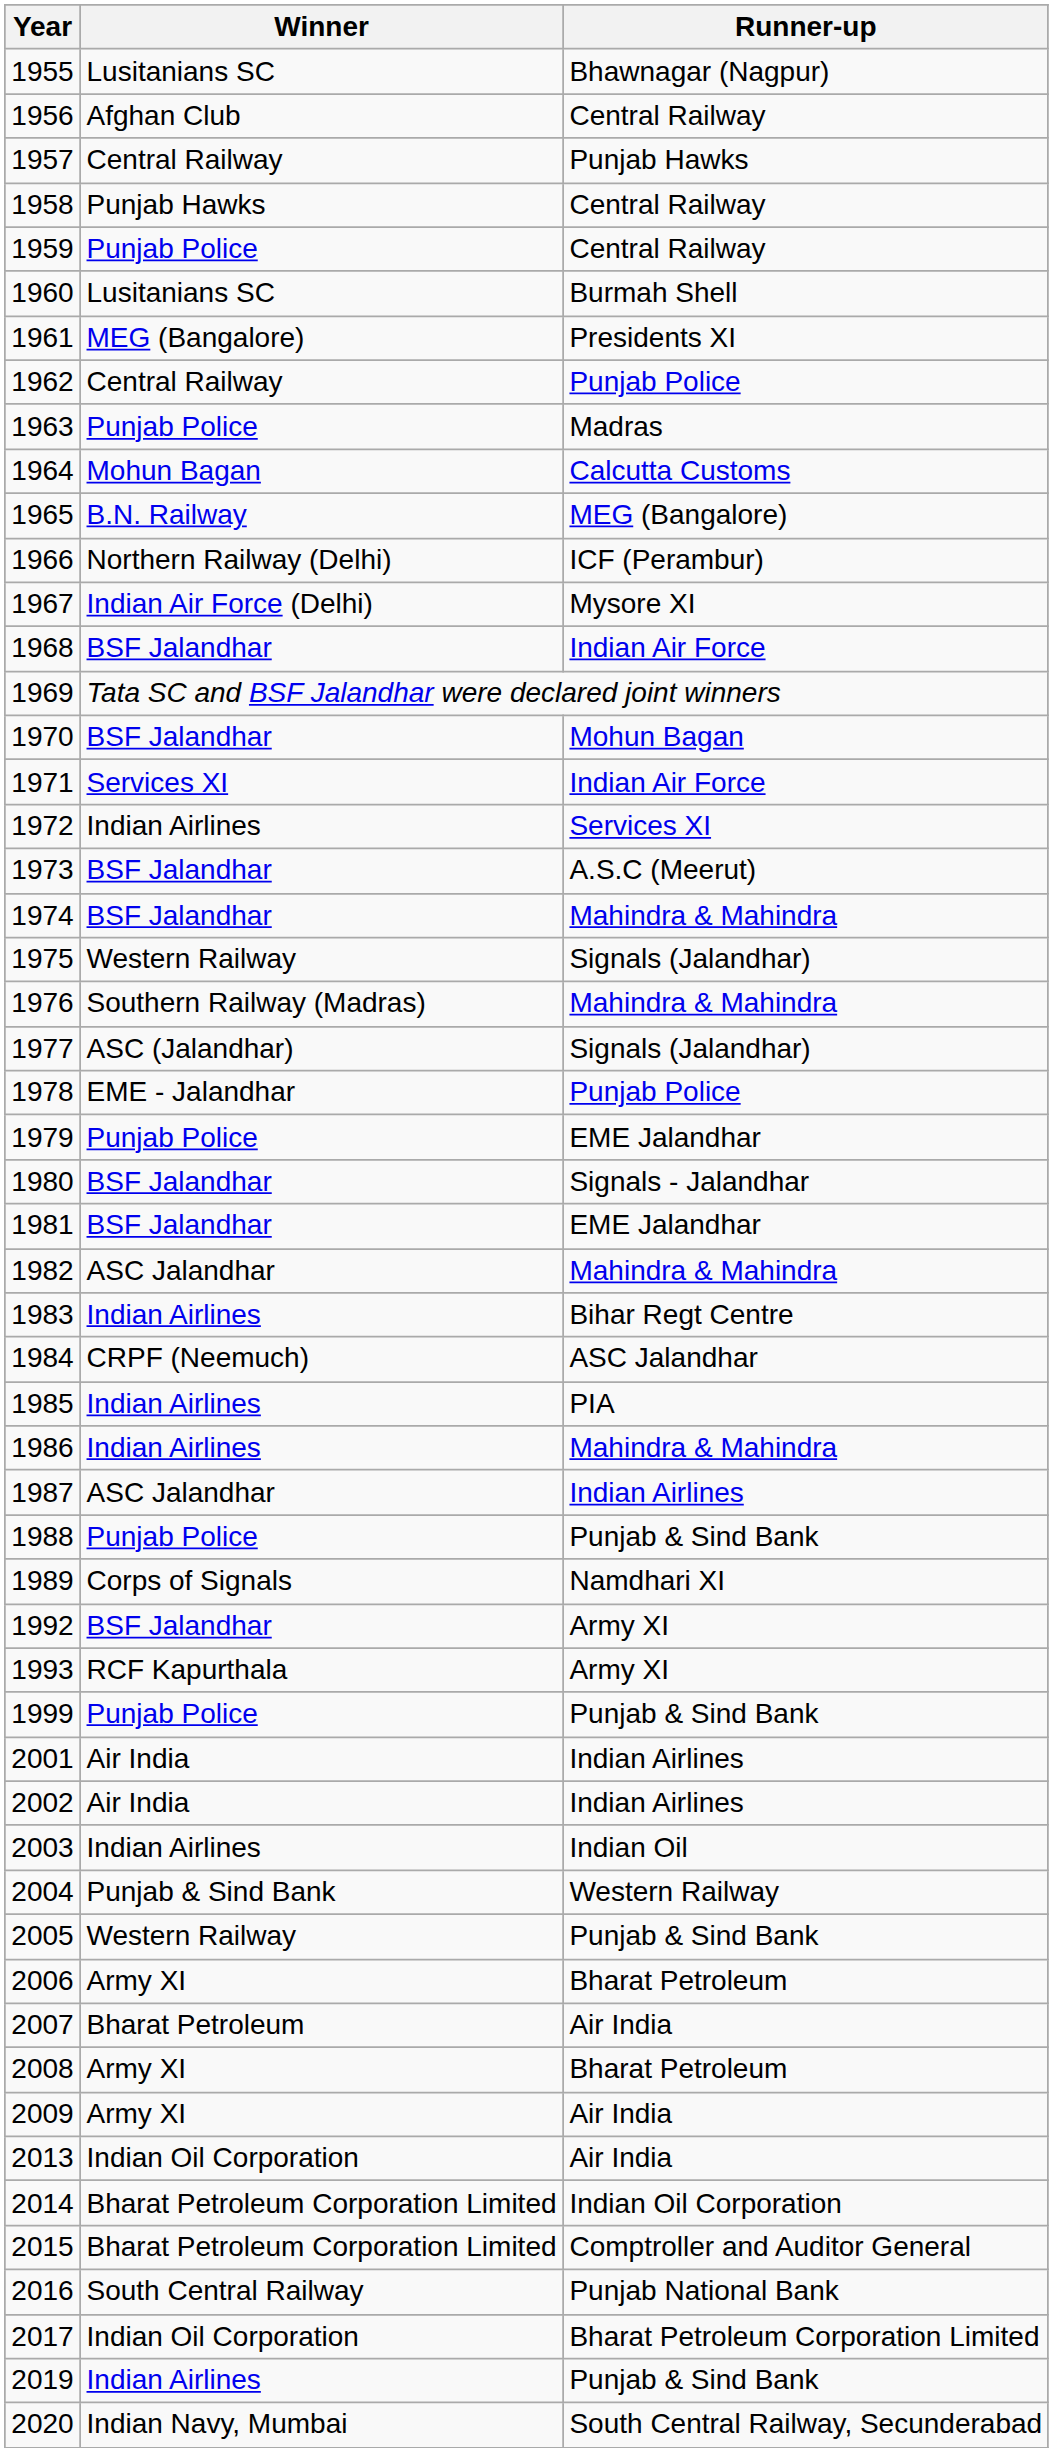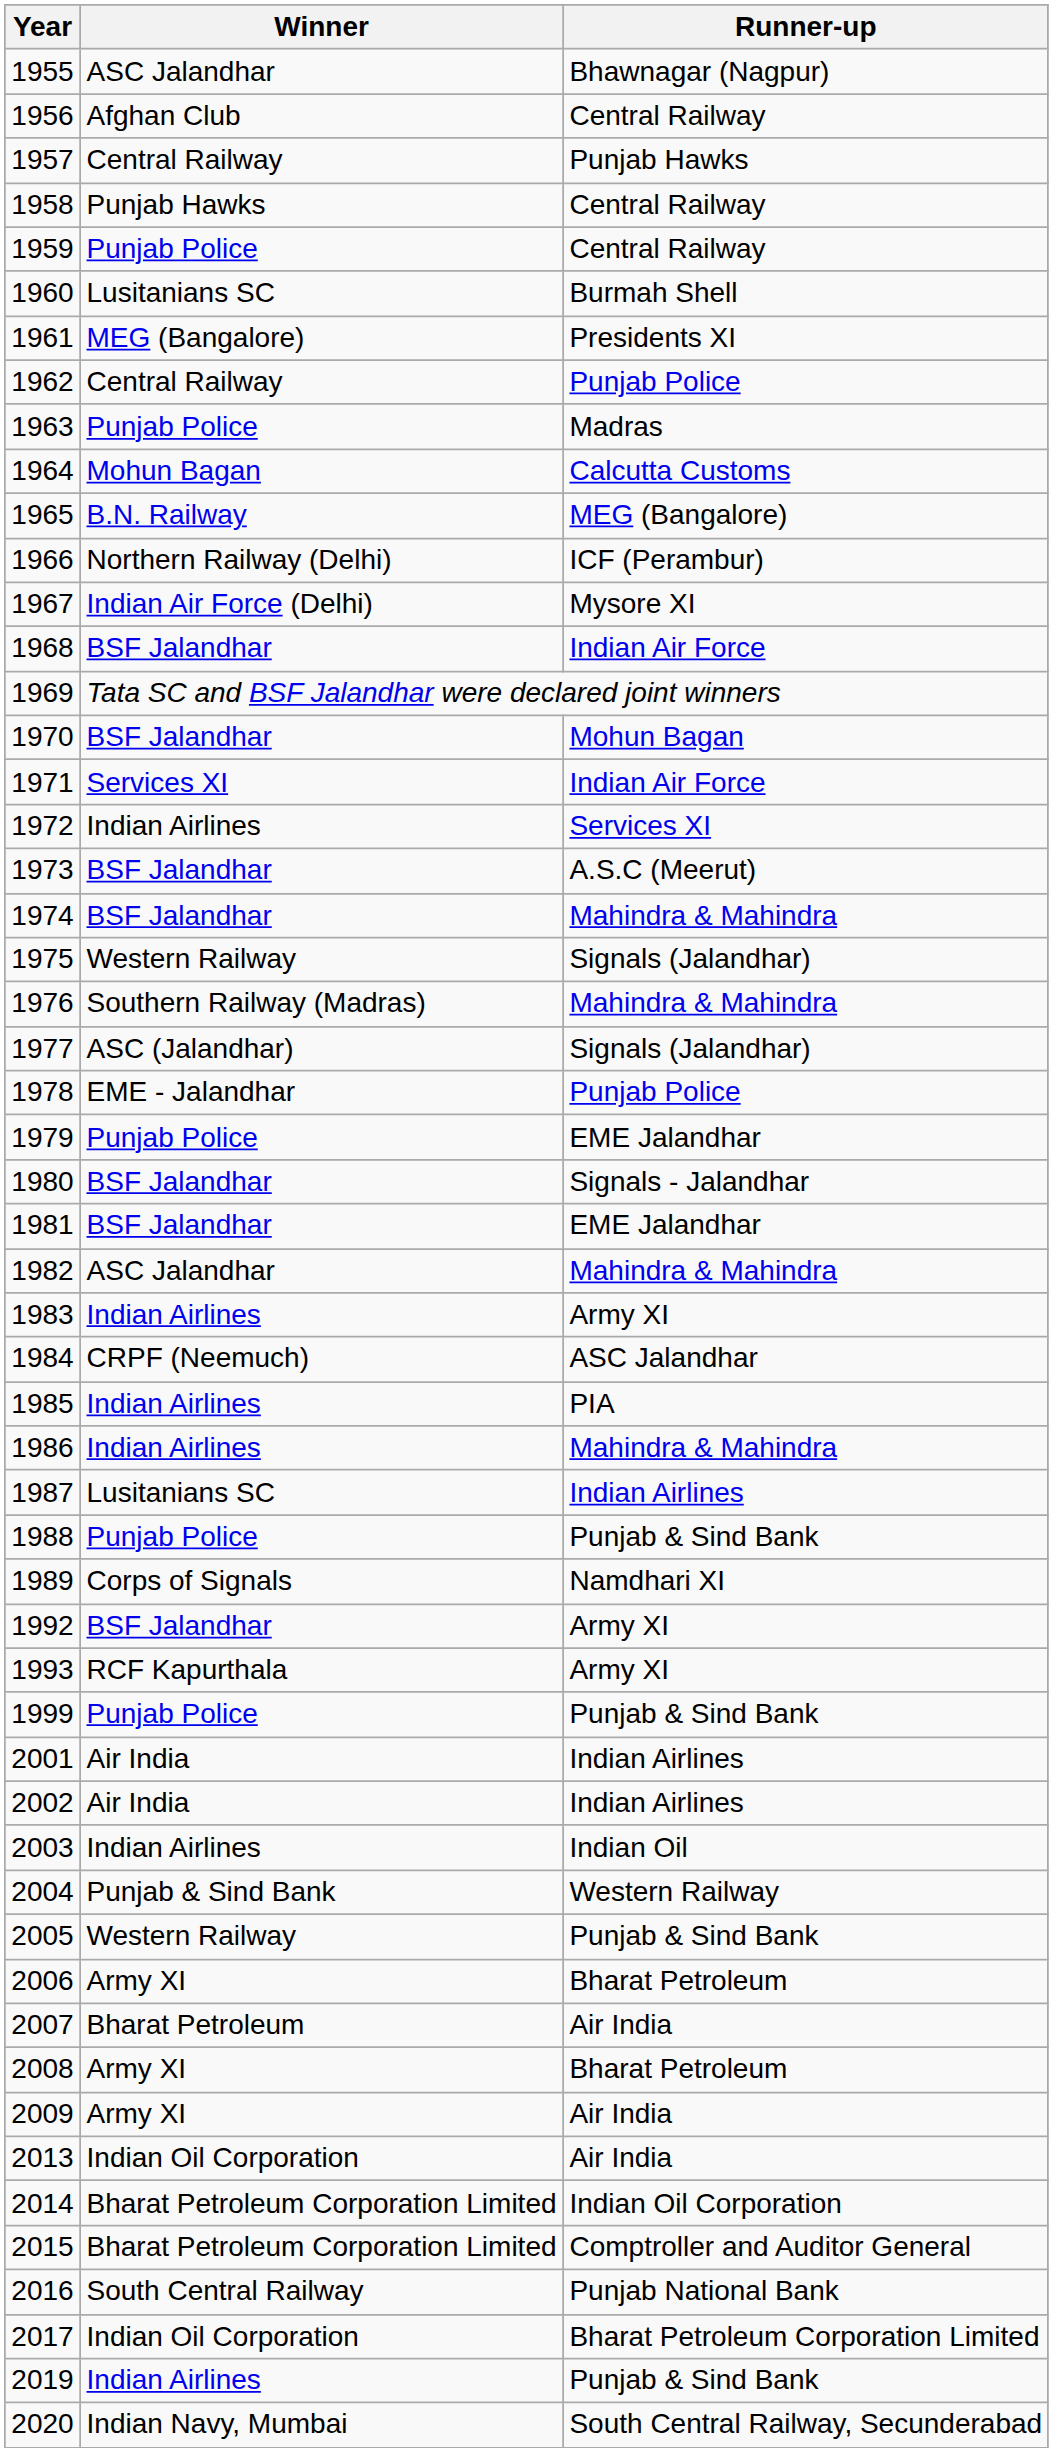(181, 71) Lusitanians SC -> (181, 71) ASC Jalandhar
(681, 1314) Bihar Regt Centre -> (619, 1314) Army XI
(181, 1492) ASC Jalandhar -> (181, 1492) Lusitanians SC
